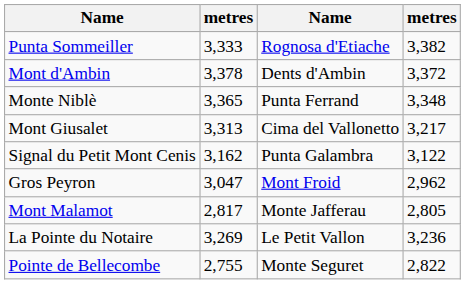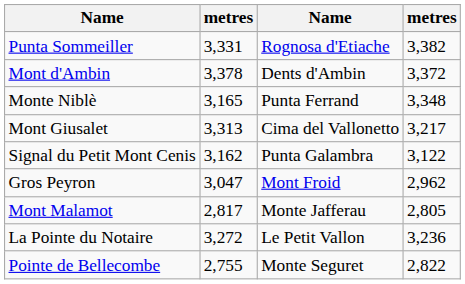(223, 45) 3,333 -> (223, 45) 3,331
(223, 100) 3,365 -> (223, 100) 3,165
(223, 237) 3,269 -> (223, 237) 3,272
